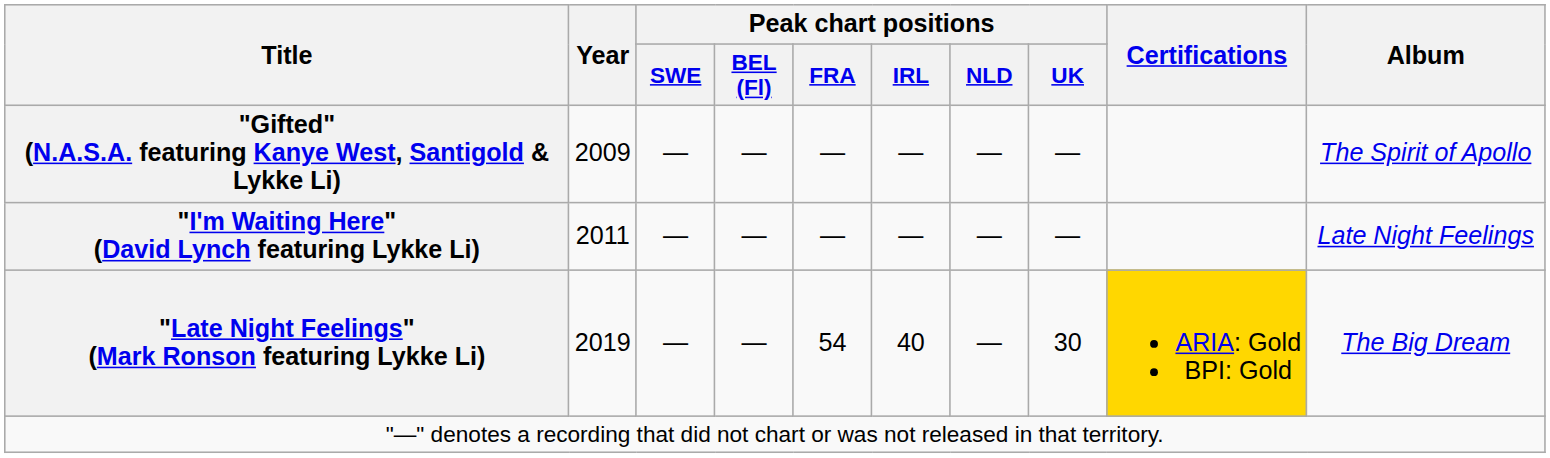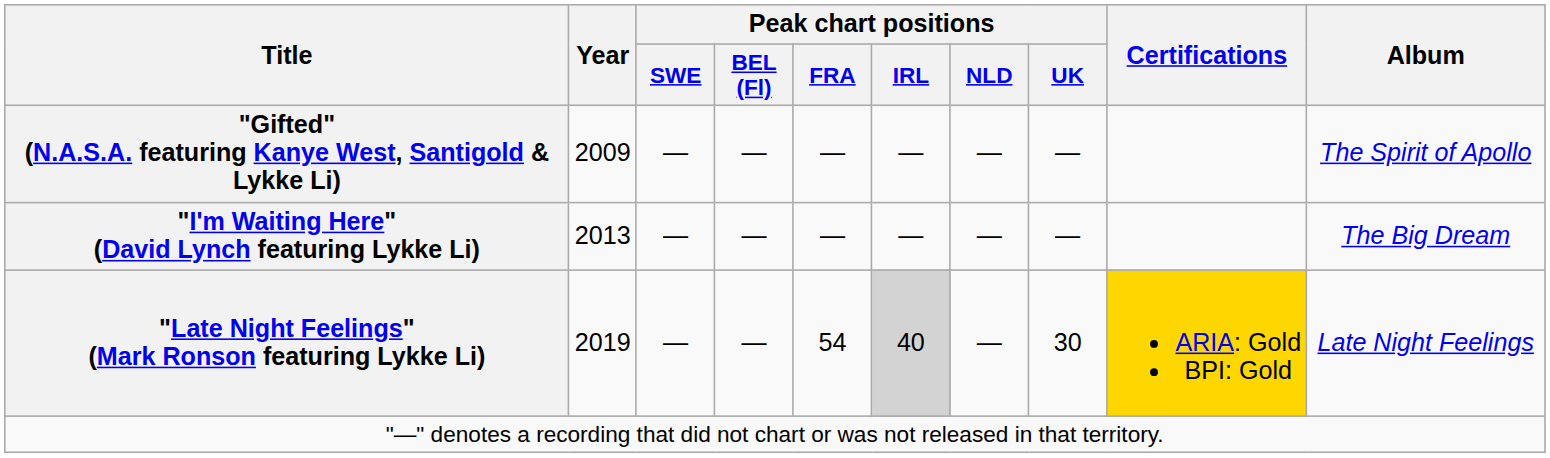(603, 235) 2011 -> (603, 235) 2013
(1426, 235) Late Night Feelings -> (1426, 235) The Big Dream
(911, 342) no background -> (911, 342) lightgrey background
(1426, 342) The Big Dream -> (1426, 342) Late Night Feelings
